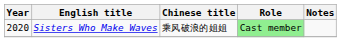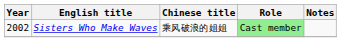(18, 28) 2020 -> (18, 28) 2002
